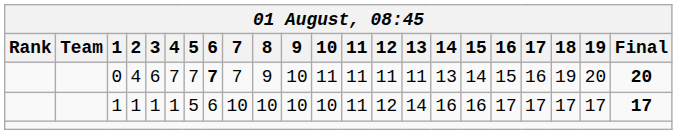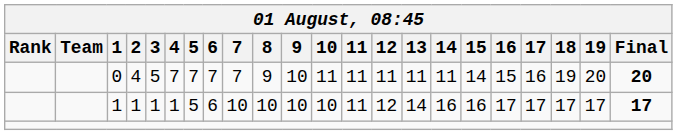(155, 77) 6 -> (155, 77) 5
(213, 77) bold -> (213, 77) normal
(446, 77) 13 -> (446, 77) 11
